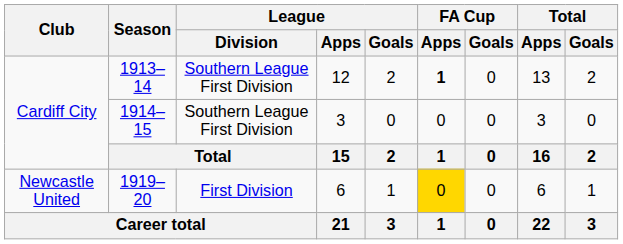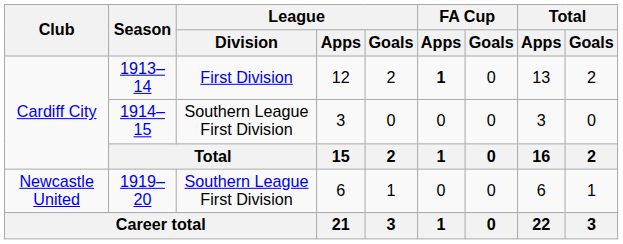(247, 77) Southern League First Division -> (247, 77) First Division
(247, 190) First Division -> (247, 190) Southern League First Division
(441, 190) gold background -> (441, 190) no background
